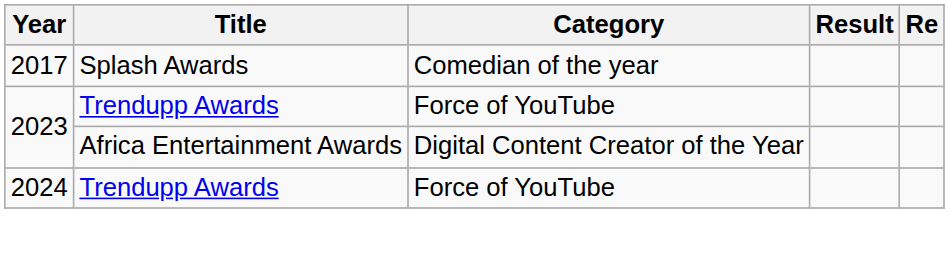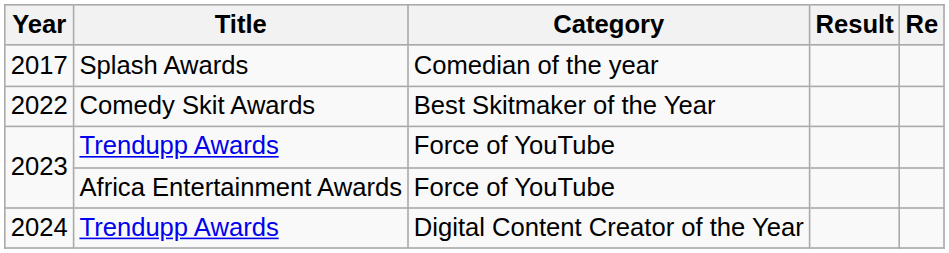+ row: (39, 106)
(609, 146) Digital Content Creator of the Year -> (514, 187) Force of YouTube
(514, 187) Force of YouTube -> (609, 227) Digital Content Creator of the Year
